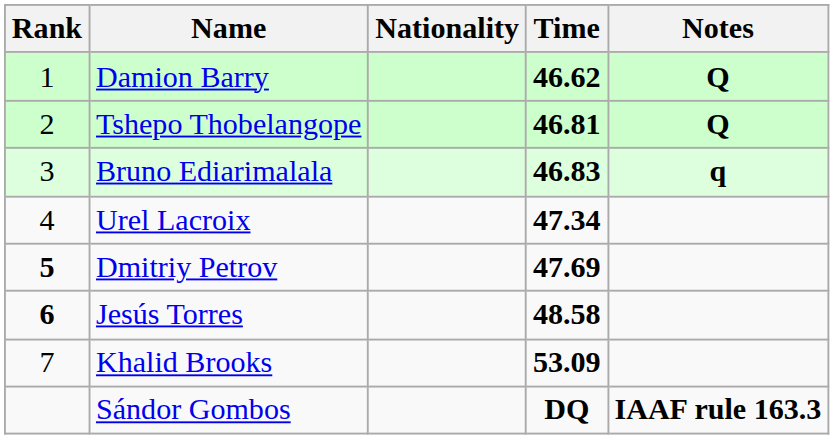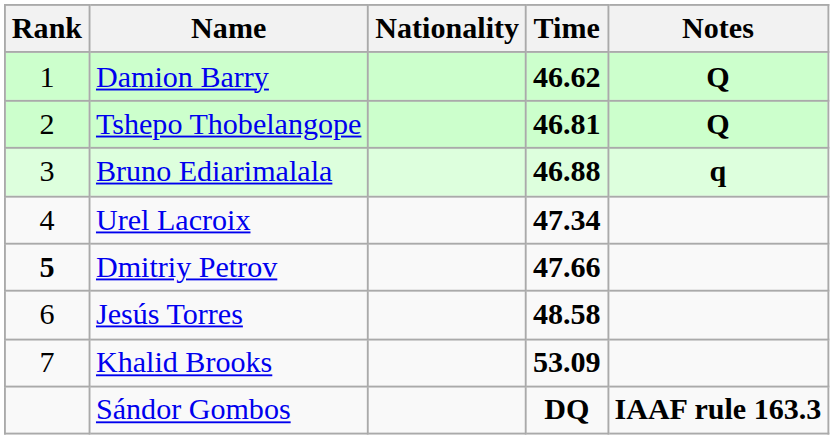(567, 171) 46.83 -> (567, 171) 46.88
(567, 266) 47.69 -> (567, 266) 47.66
(47, 314) bold -> (47, 314) normal
